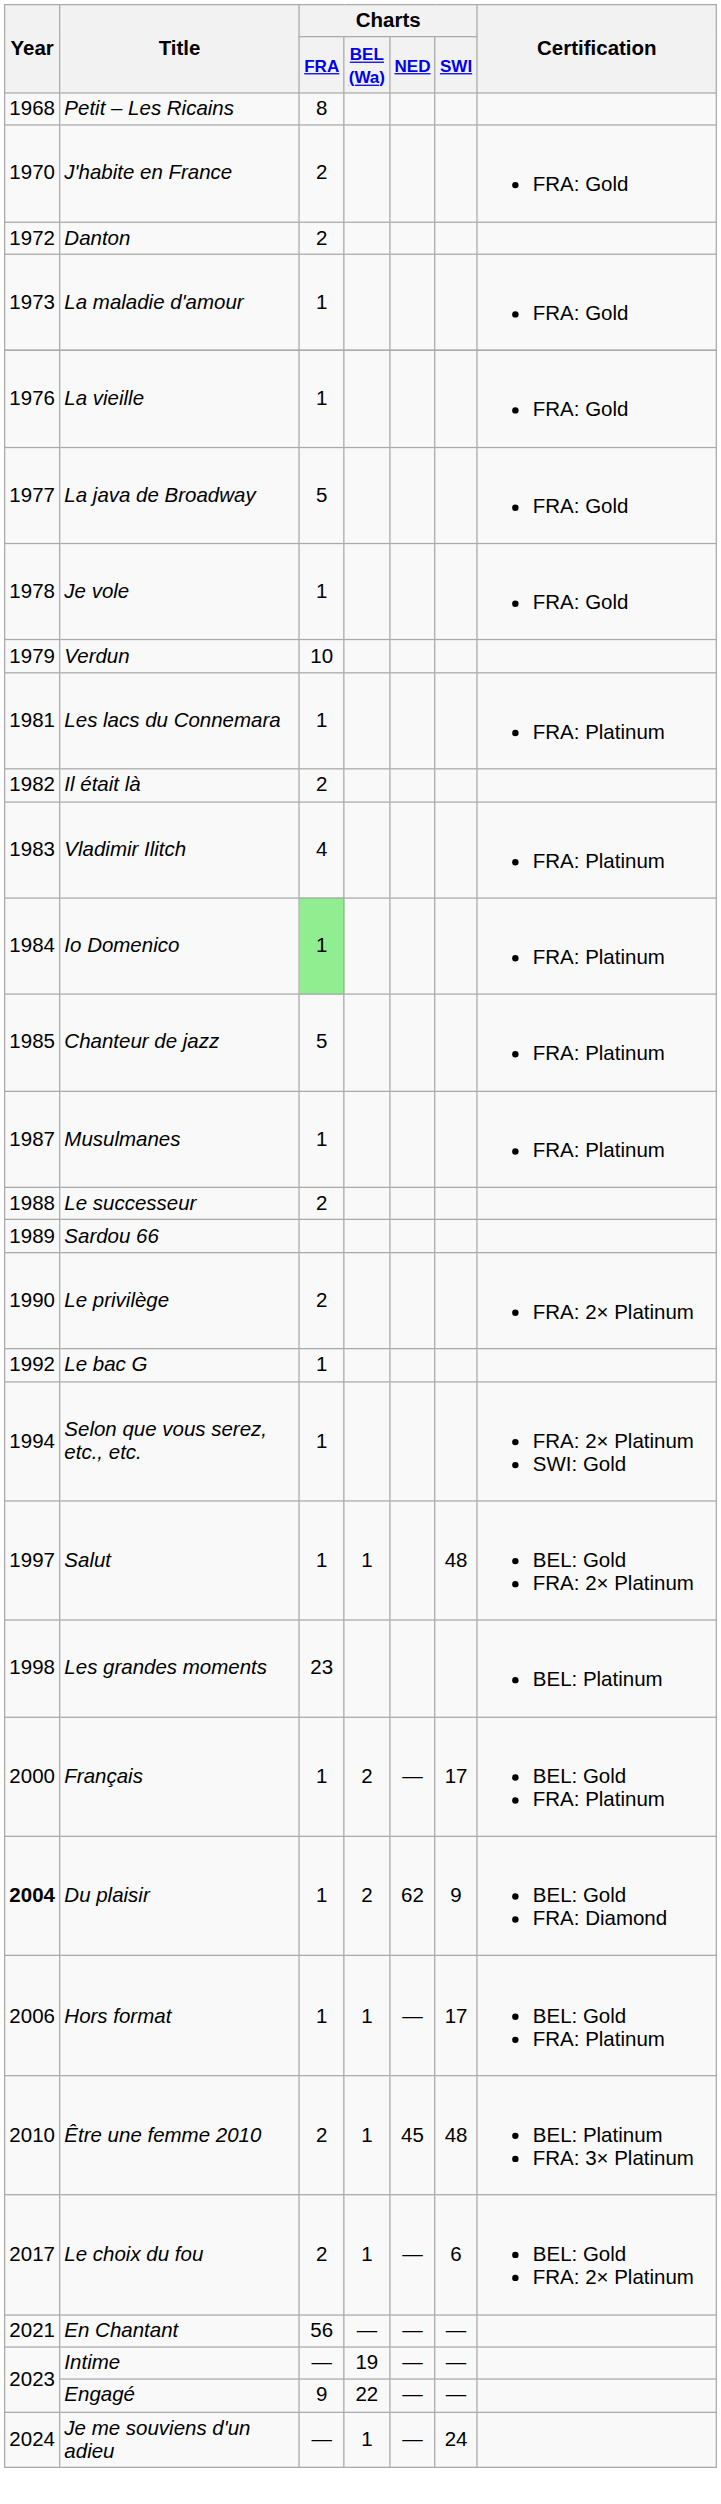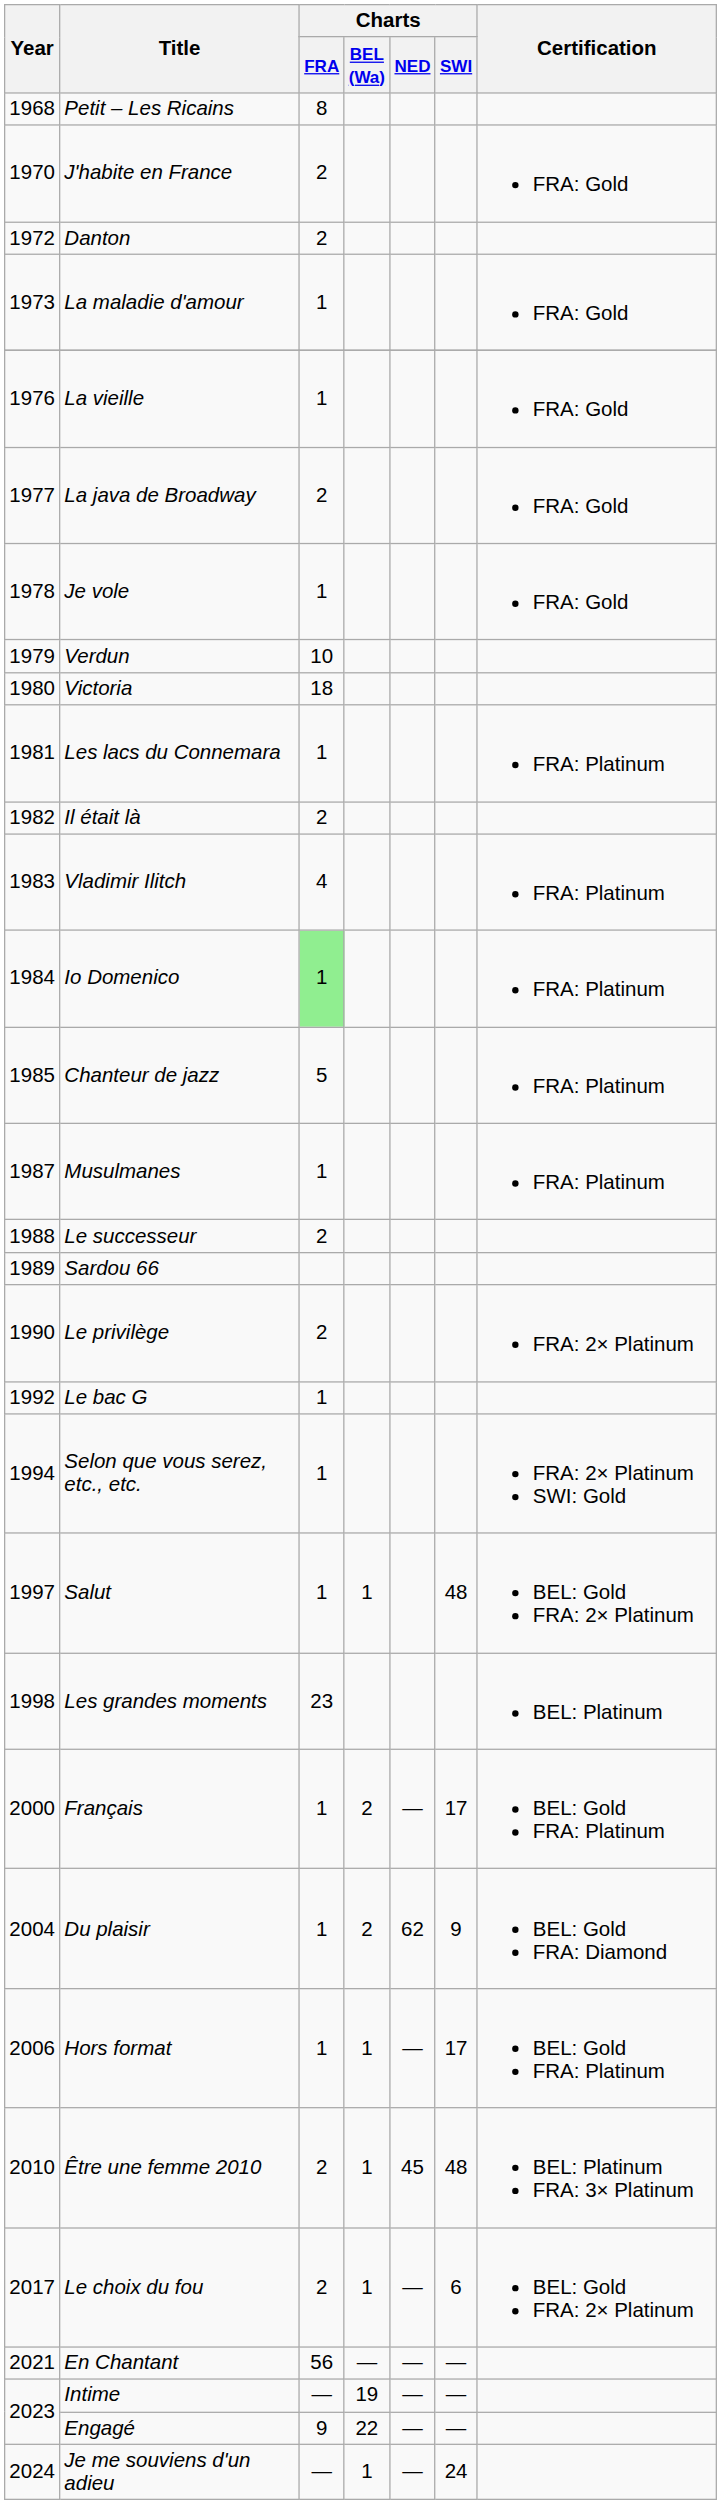(322, 495) 5 -> (322, 495) 2
+ row: (98, 688)
(32, 1895) bold -> (32, 1928) normal
